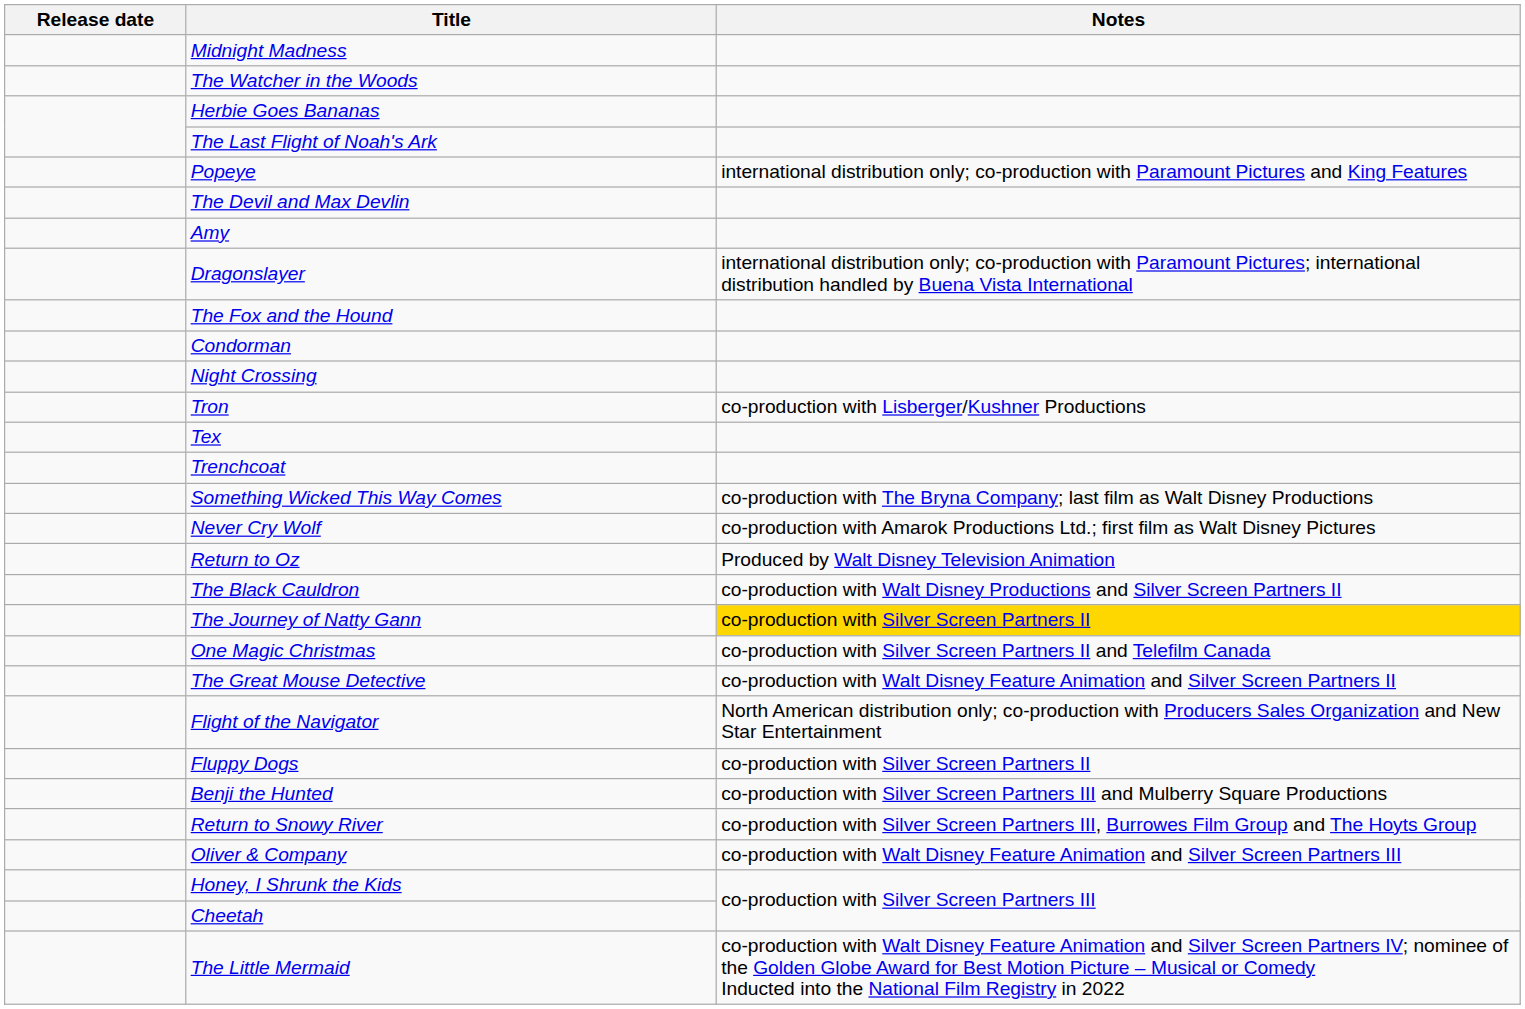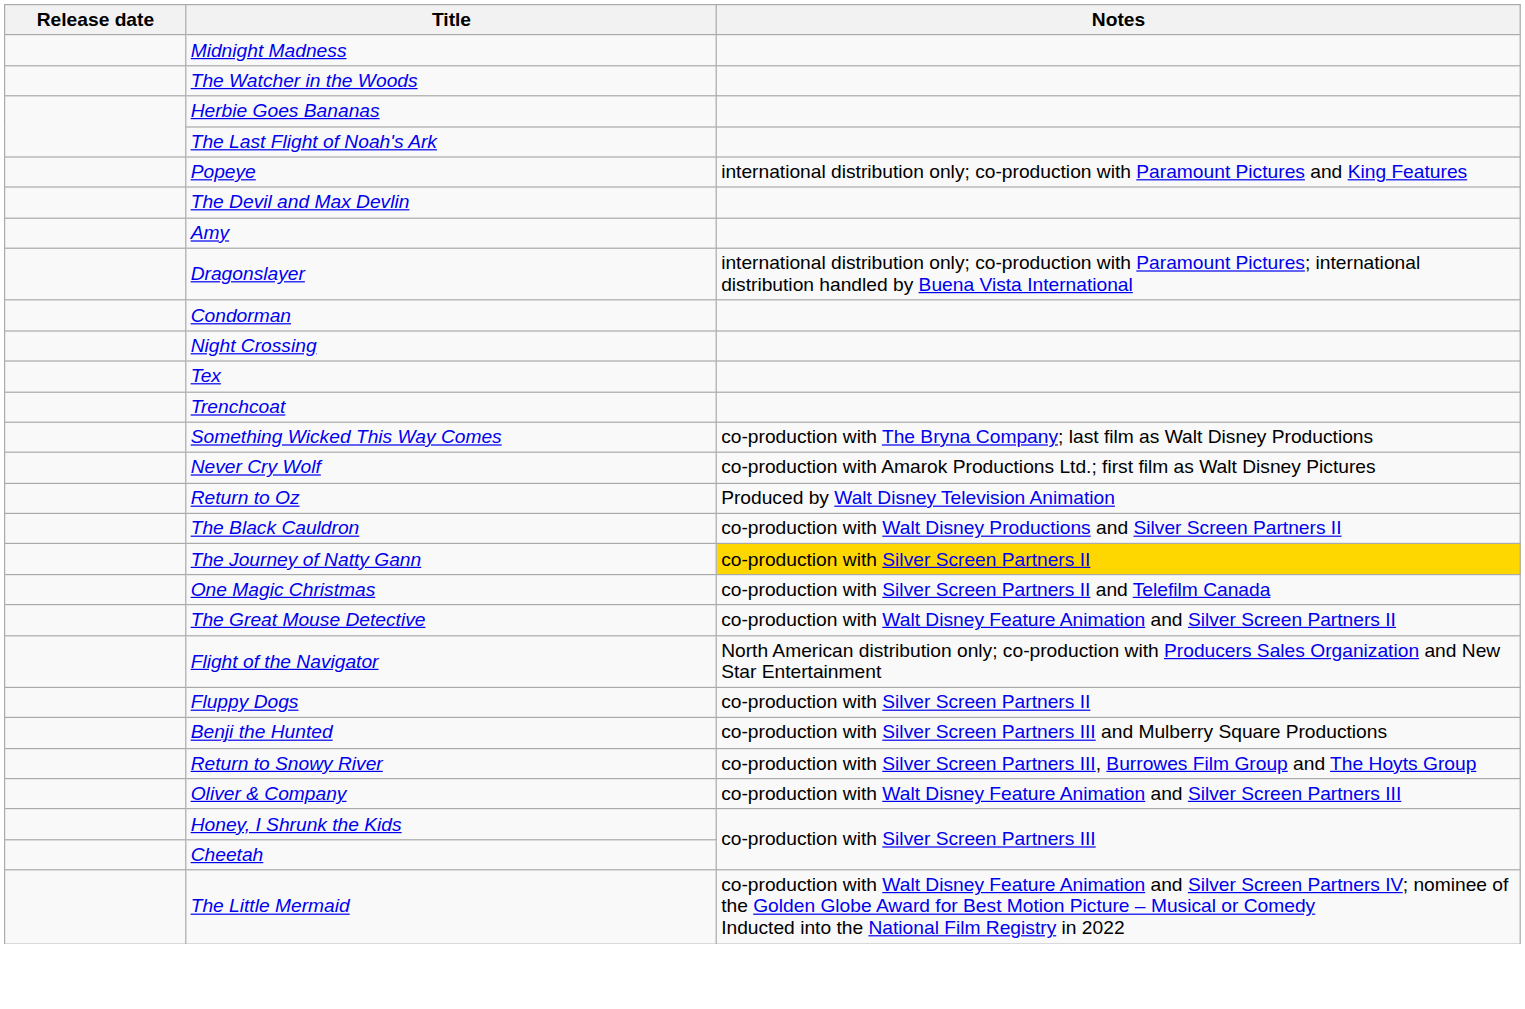- row: (292, 315)
- row: (210, 406)
